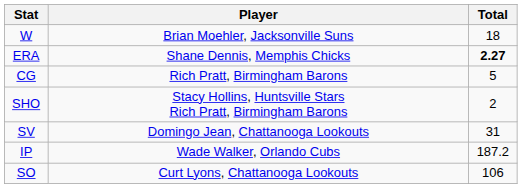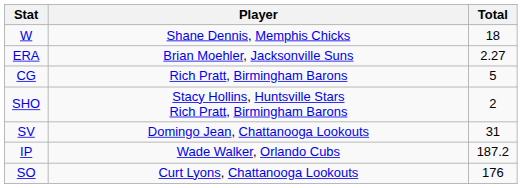(258, 35) Brian Moehler, Jacksonville Suns -> (258, 35) Shane Dennis, Memphis Chicks
(258, 55) Shane Dennis, Memphis Chicks -> (258, 55) Brian Moehler, Jacksonville Suns
(493, 55) bold -> (493, 55) normal
(493, 173) 106 -> (493, 173) 176
